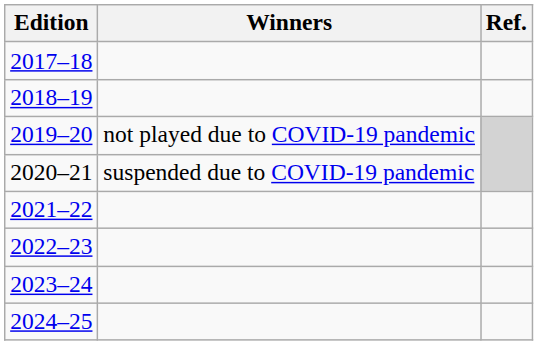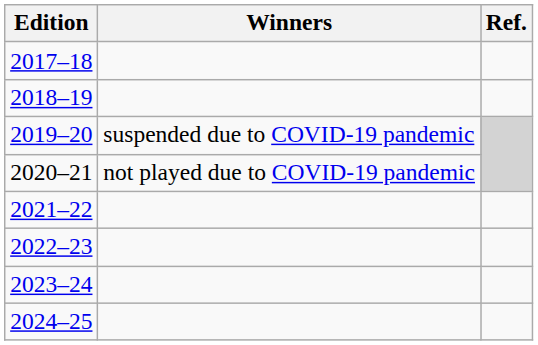(289, 135) not played due to COVID-19 pandemic -> (289, 135) suspended due to COVID-19 pandemic
(289, 172) suspended due to COVID-19 pandemic -> (289, 172) not played due to COVID-19 pandemic
